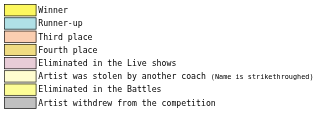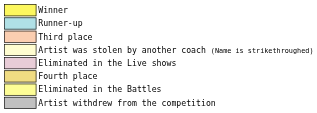rows swapped: (68, 50) <-> (176, 76)
